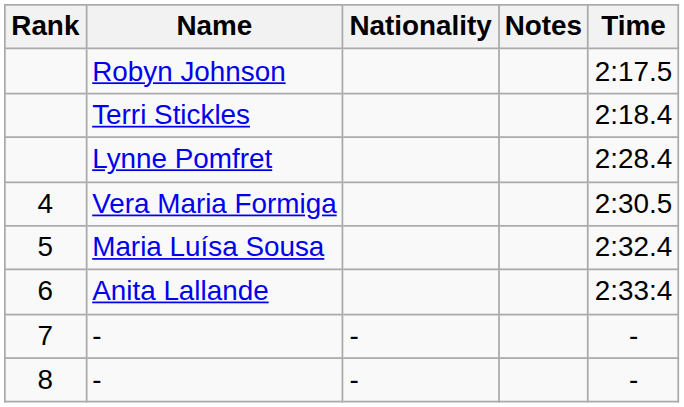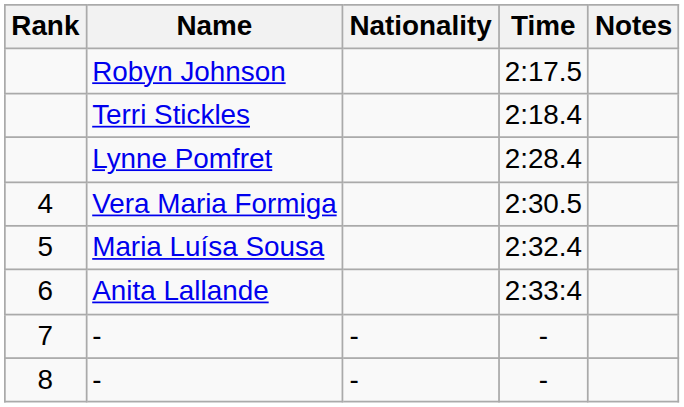columns swapped: (634, 26) <-> (543, 26)
